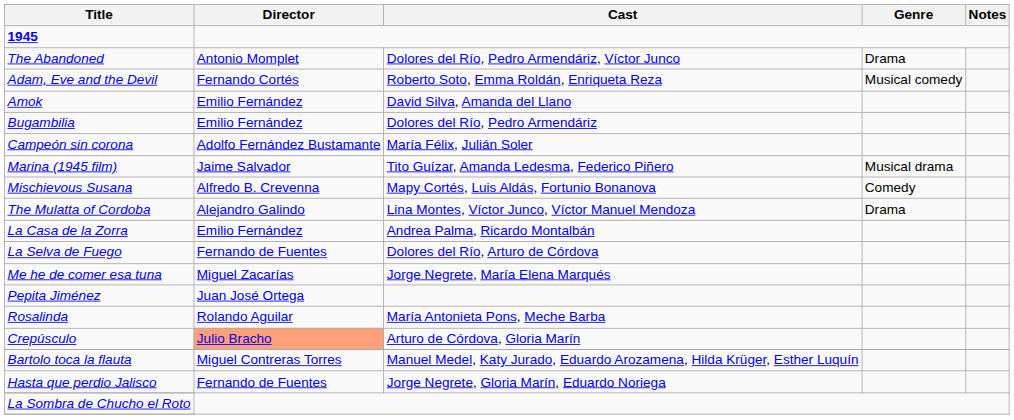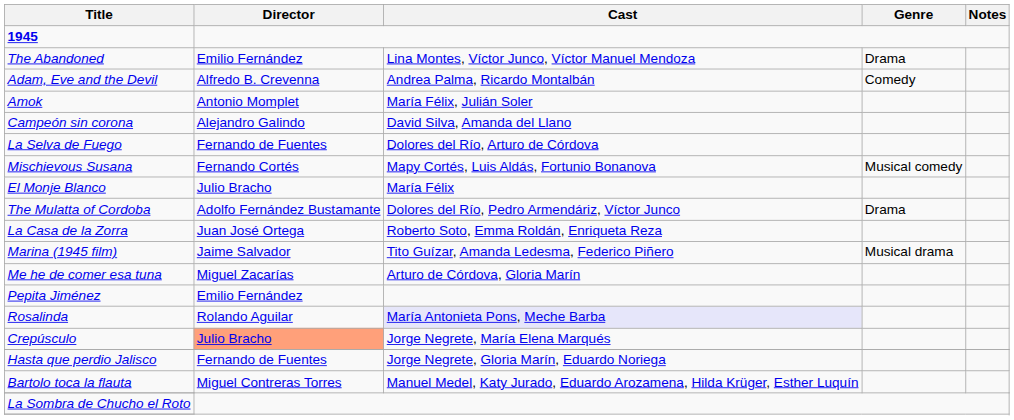(248, 58) Antonio Momplet -> (250, 58) Emilio Fernández
(533, 58) Dolores del Río, Pedro Armendáriz, Víctor Junco -> (541, 58) Lina Montes, Víctor Junco, Víctor Manuel Mendoza
(248, 79) Fernando Cortés -> (258, 79) Alfredo B. Crevenna
(524, 79) Roberto Soto, Emma Roldán, Enriqueta Reza -> (491, 79) Andrea Palma, Ricardo Montalbán
(914, 79) Musical comedy -> (890, 79) Comedy
(250, 101) Emilio Fernández -> (248, 101) Antonio Momplet
(479, 101) David Silva, Amanda del Llano -> (460, 101) María Félix, Julián Soler
- row: (41, 123)
(289, 144) Adolfo Fernández Bustamante -> (251, 123) Alejandro Galindo
(460, 144) María Félix, Julián Soler -> (479, 123) David Silva, Amanda del Llano
rows swapped: (62, 166) <-> (65, 252)
(258, 187) Alfredo B. Crevenna -> (248, 166) Fernando Cortés
(890, 187) Comedy -> (914, 166) Musical comedy
+ row: (57, 187)
(251, 209) Alejandro Galindo -> (289, 209) Adolfo Fernández Bustamante
(541, 209) Lina Montes, Víctor Junco, Víctor Manuel Mendoza -> (533, 209) Dolores del Río, Pedro Armendáriz, Víctor Junco
(250, 230) Emilio Fernández -> (250, 230) Juan José Ortega
(491, 230) Andrea Palma, Ricardo Montalbán -> (524, 230) Roberto Soto, Emma Roldán, Enriqueta Reza
(499, 274) Jorge Negrete, María Elena Marqués -> (484, 274) Arturo de Córdova, Gloria Marín
(250, 295) Juan José Ortega -> (250, 295) Emilio Fernández
(496, 317) no background -> (496, 317) lavender background
(484, 338) Arturo de Córdova, Gloria Marín -> (499, 338) Jorge Negrete, María Elena Marqués
rows swapped: (70, 360) <-> (82, 381)
